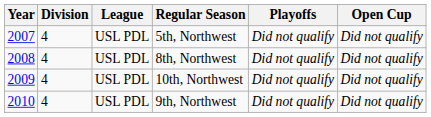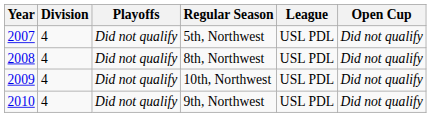columns swapped: (122, 15) <-> (293, 15)
